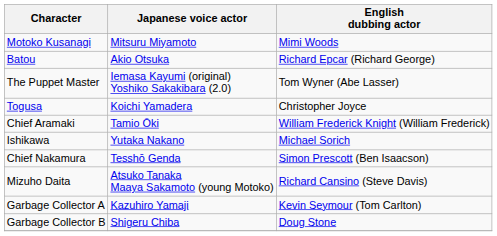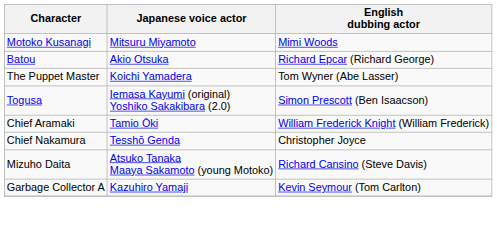(171, 83) Iemasa Kayumi (original) Yoshiko Sakakibara (2.0) -> (151, 77) Koichi Yamadera
(151, 106) Koichi Yamadera -> (170, 100) Iemasa Kayumi (original) Yoshiko Sakakibara (2.0)
(323, 106) Christopher Joyce -> (353, 100) Simon Prescott (Ben Isaacson)
- row: (28, 141)
(354, 158) Simon Prescott (Ben Isaacson) -> (322, 141) Christopher Joyce
- row: (56, 222)
